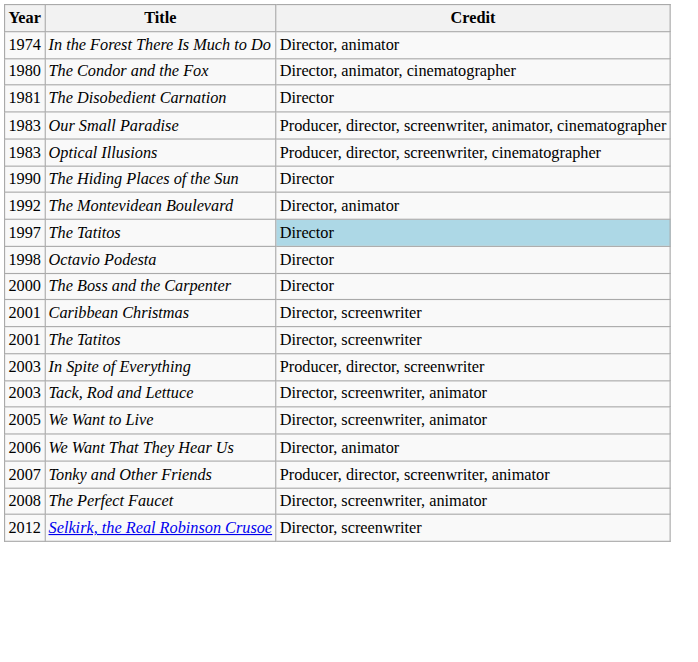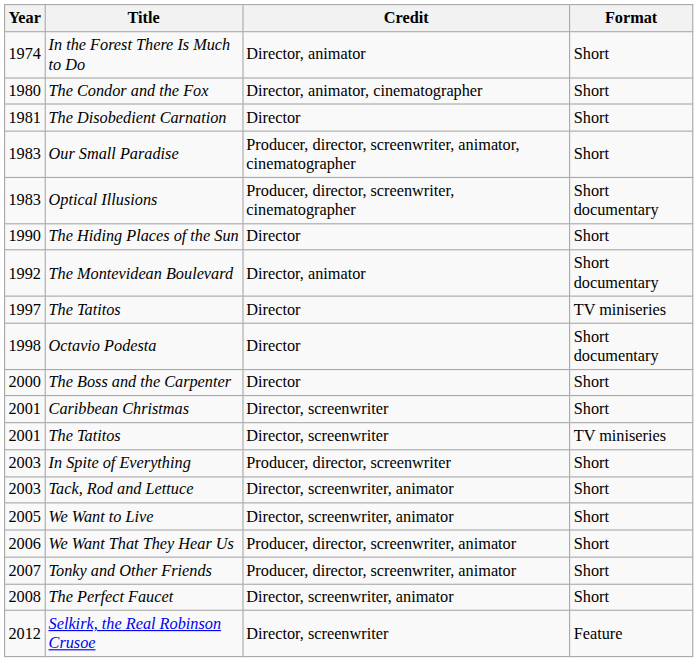+ column: (631, 18)
(307, 233) lightblue background -> (273, 309) no background
(339, 447) Director, animator -> (381, 543) Producer, director, screenwriter, animator
